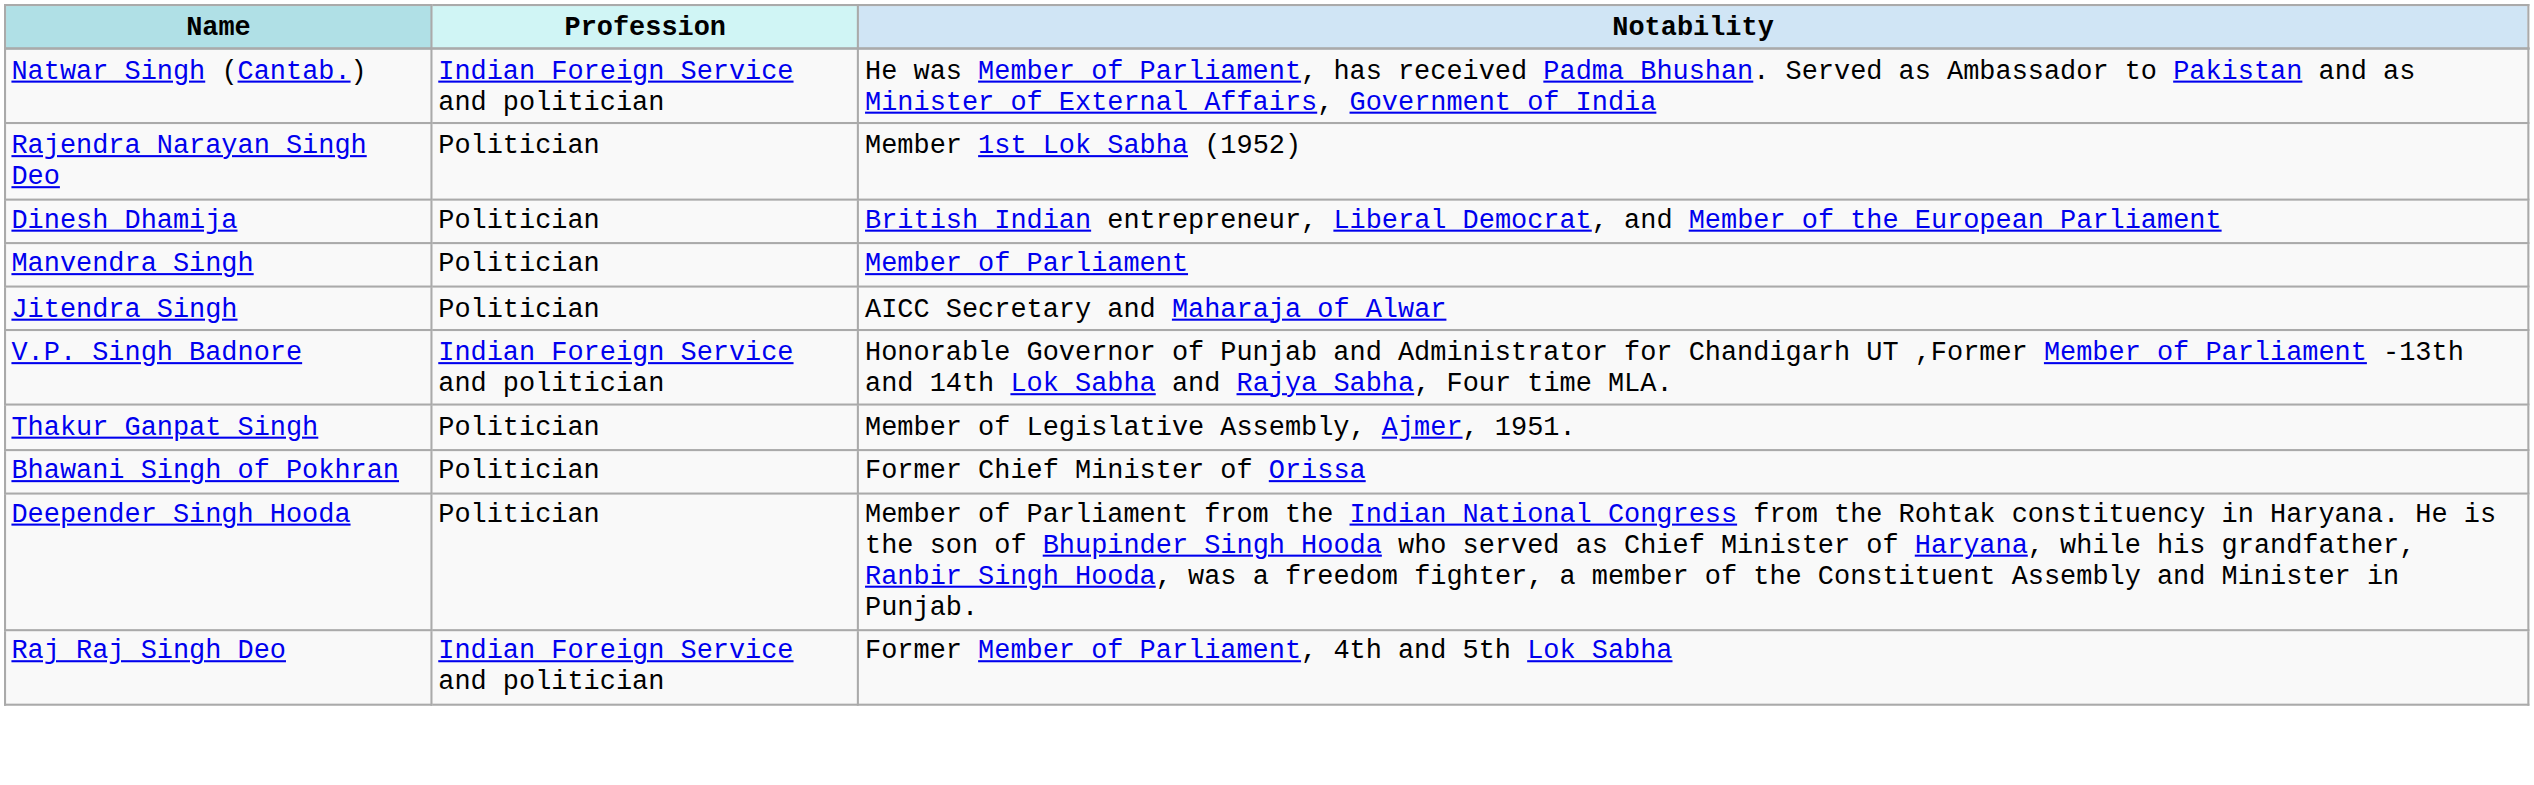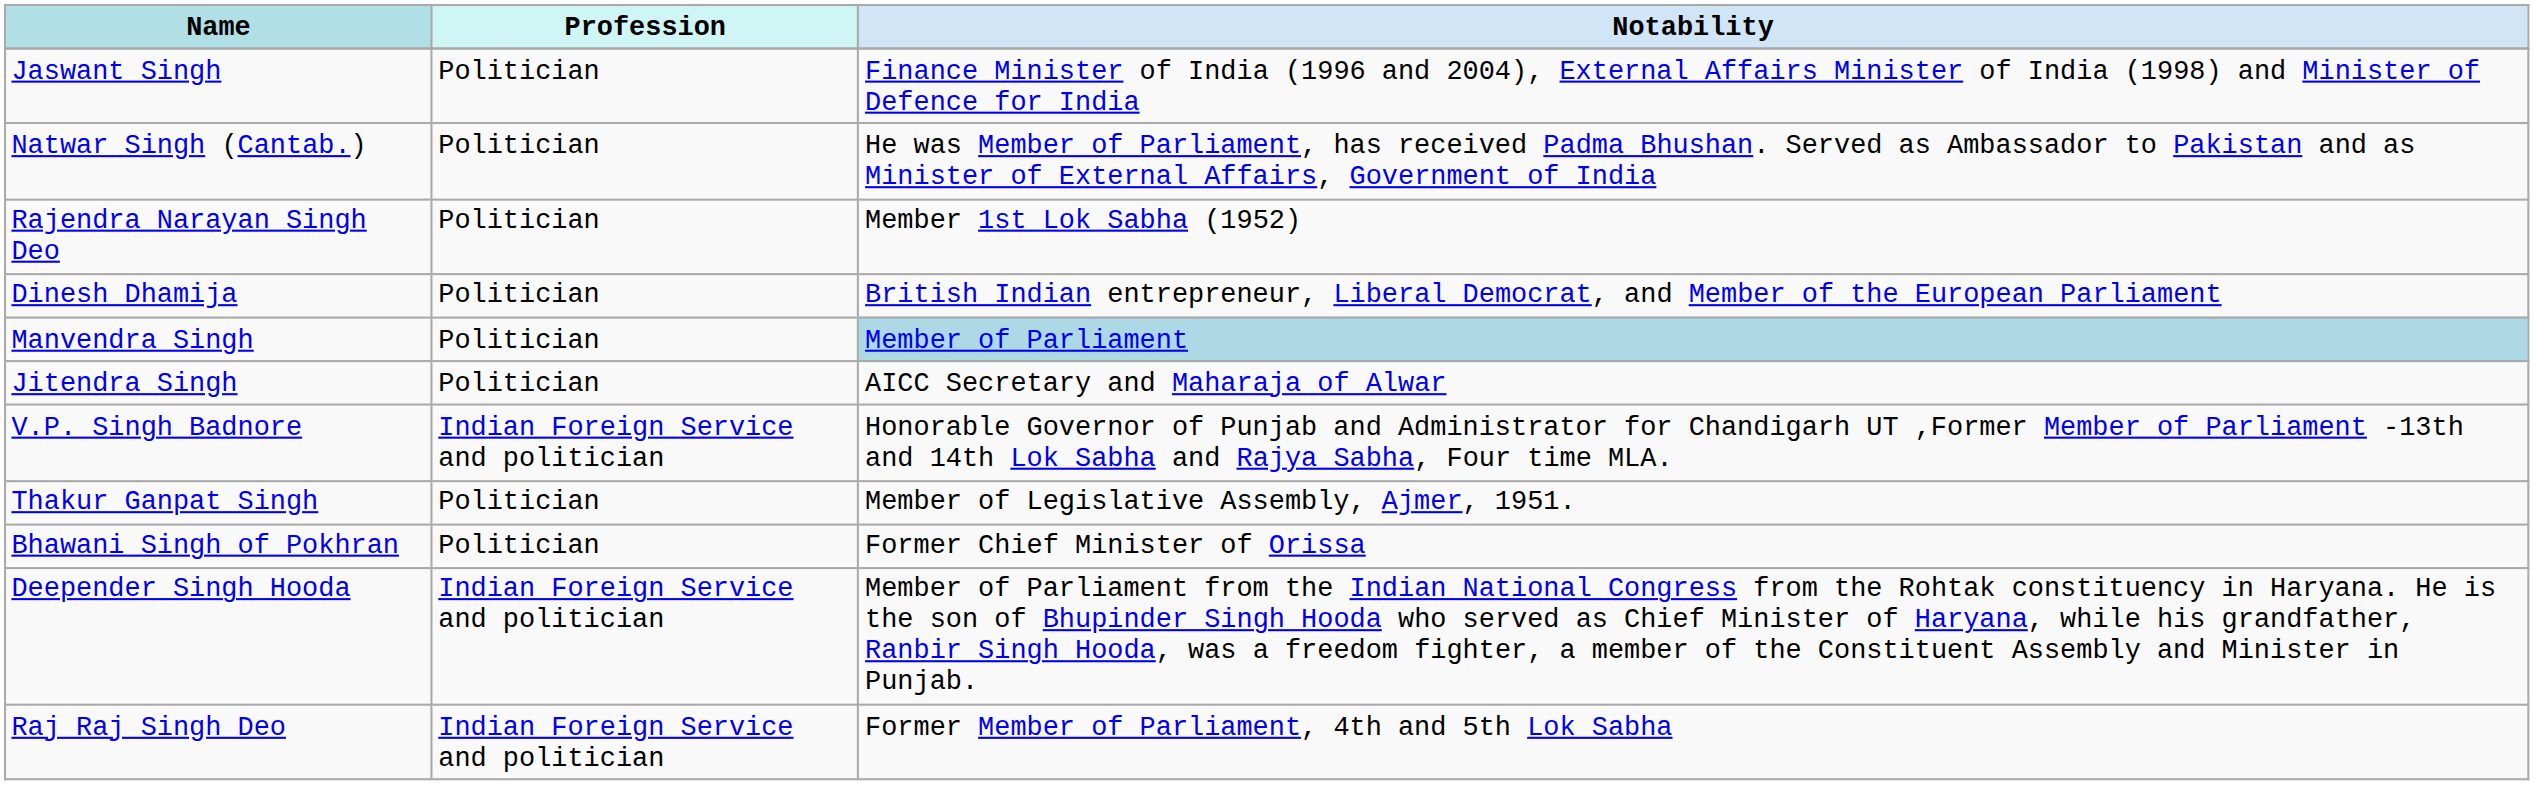+ row: (116, 71)
(616, 86) Indian Foreign Service and politician -> (519, 146) Politician
(1027, 264) no background -> (1027, 339) lightblue background
(519, 515) Politician -> (616, 605) Indian Foreign Service and politician
